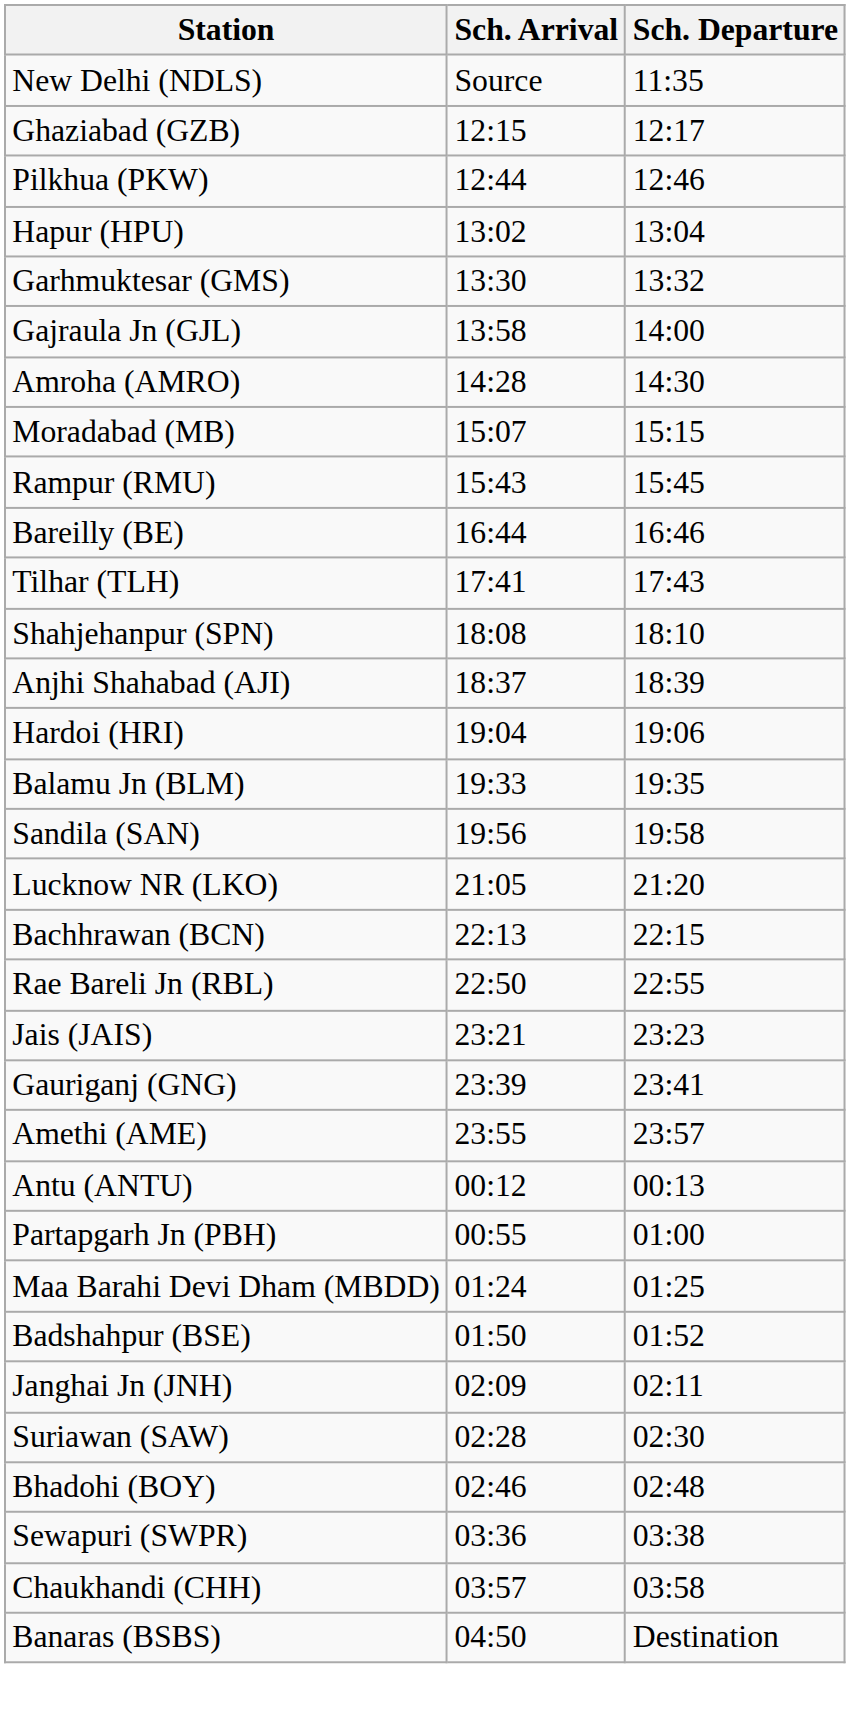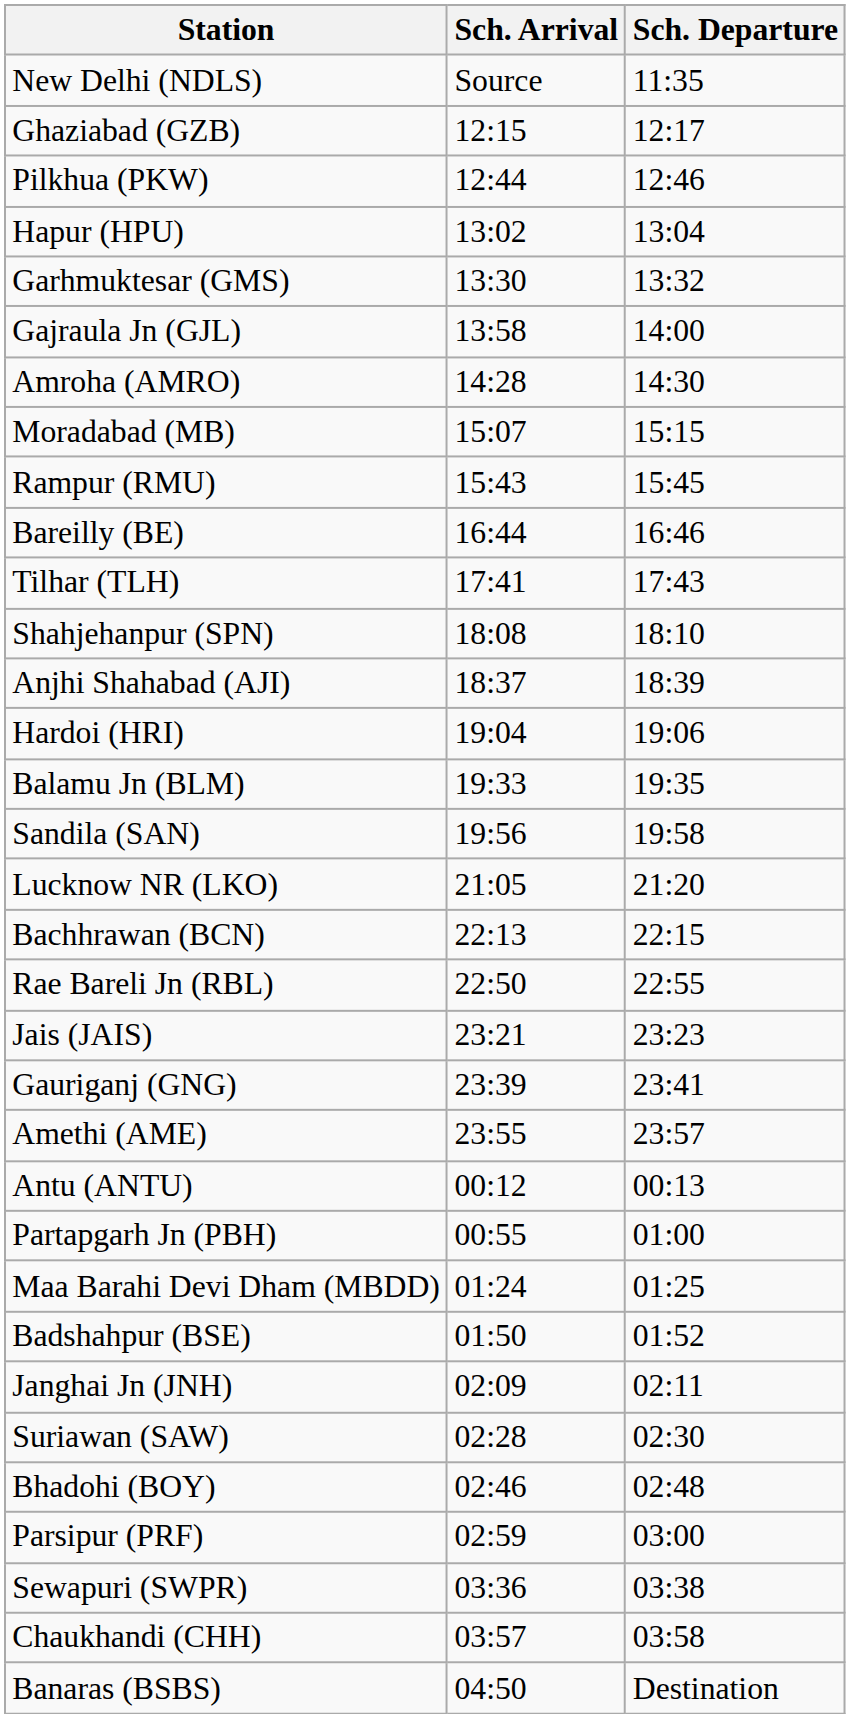+ row: (108, 1536)
